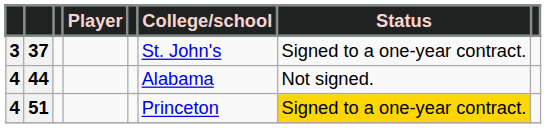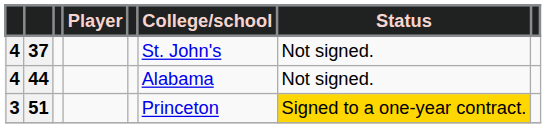(15, 51) 3 -> (15, 51) 4
(404, 51) Signed to a one-year contract. -> (328, 51) Not signed.
(15, 109) 4 -> (15, 109) 3
